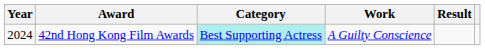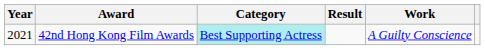columns swapped: (380, 14) <-> (454, 14)
(20, 34) 2024 -> (20, 34) 2021
